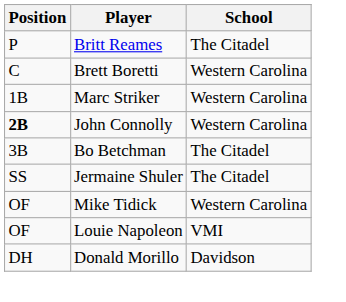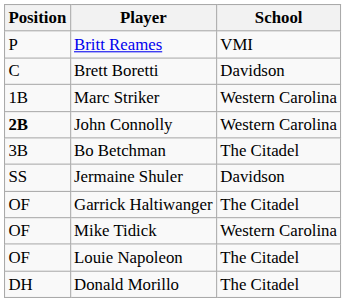(230, 44) The Citadel -> (237, 44) VMI
(249, 71) Western Carolina -> (252, 71) Davidson
(230, 177) The Citadel -> (252, 177) Davidson
+ row: (143, 204)
(207, 230) VMI -> (260, 257) The Citadel
(223, 257) Davidson -> (260, 284) The Citadel
